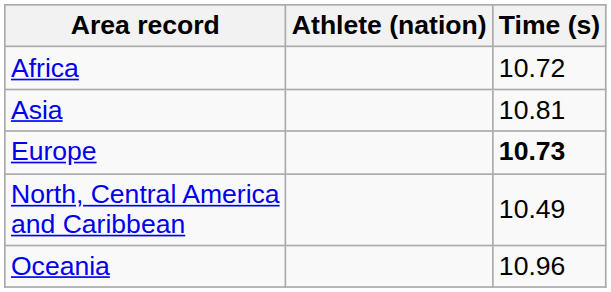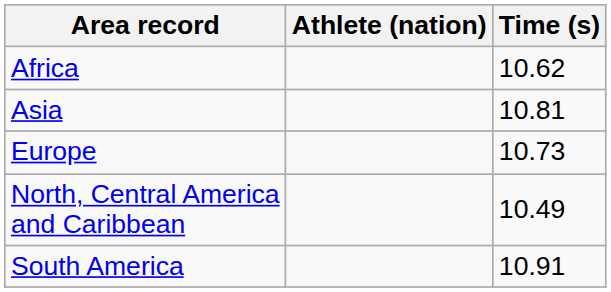(532, 67) 10.72 -> (532, 67) 10.62
(532, 151) bold -> (532, 151) normal
- row: (60, 266)
+ row: (97, 266)
